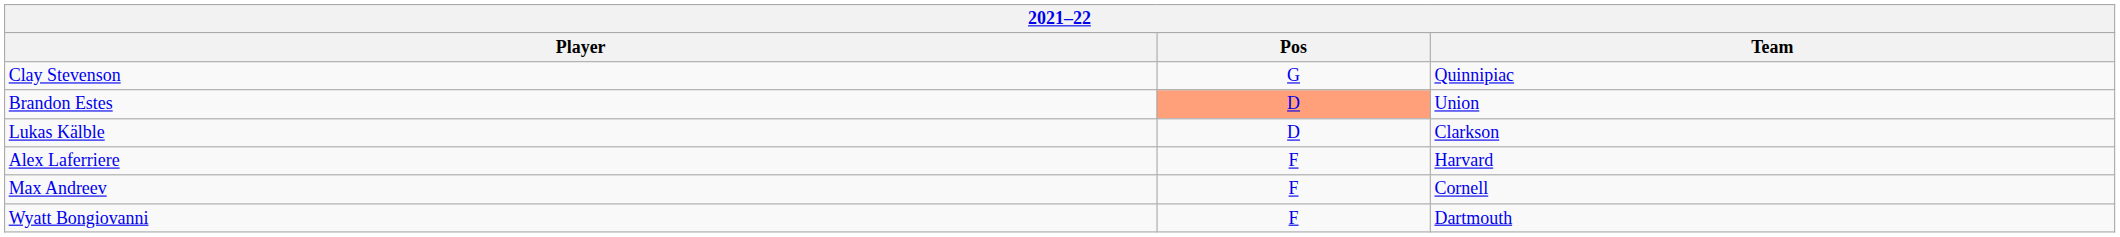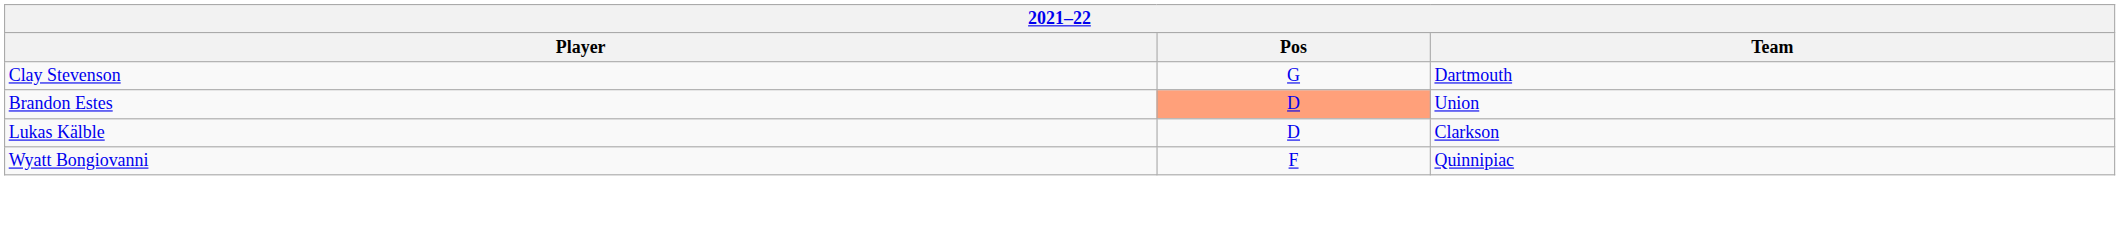(1474, 75) Quinnipiac -> (1473, 75) Dartmouth
- row: (64, 160)
- row: (58, 189)
(1473, 217) Dartmouth -> (1474, 160) Quinnipiac
